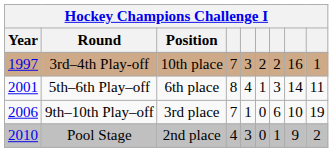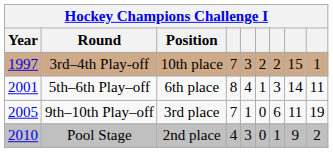(295, 64) 16 -> (295, 64) 15
(23, 111) 2006 -> (23, 111) 2005
(295, 111) 10 -> (295, 111) 11
